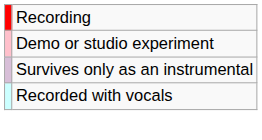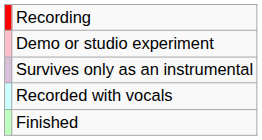+ row: (47, 122)
